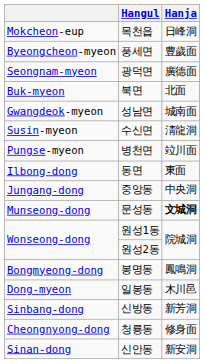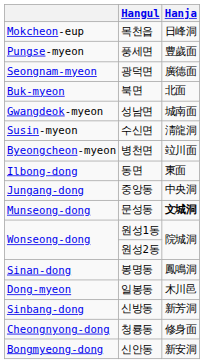(62, 52) Byeongcheon-myeon -> (45, 52) Pungse-myeon
(45, 151) Pungse-myeon -> (62, 151) Byeongcheon-myeon
(55, 270) Bongmyeong-dong -> (39, 270) Sinan-dong
(39, 349) Sinan-dong -> (55, 349) Bongmyeong-dong
